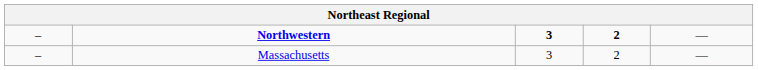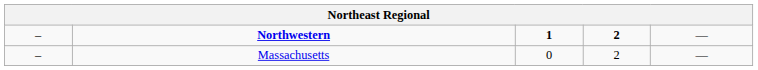(549, 35) 3 -> (549, 35) 1
(549, 55) 3 -> (549, 55) 0
